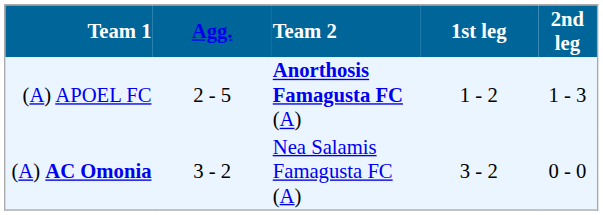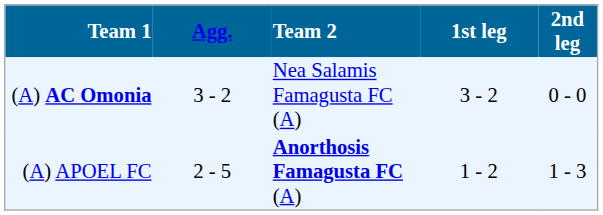rows swapped: (87, 94) <-> (81, 171)
